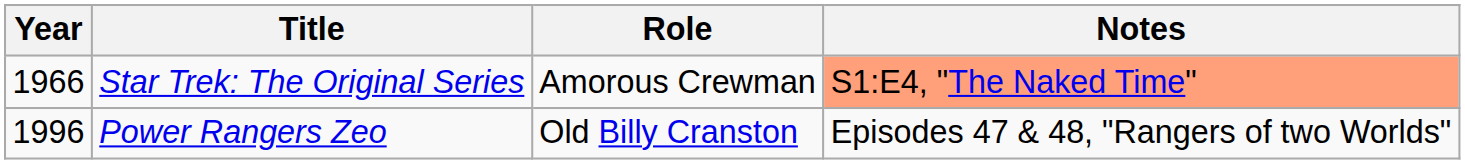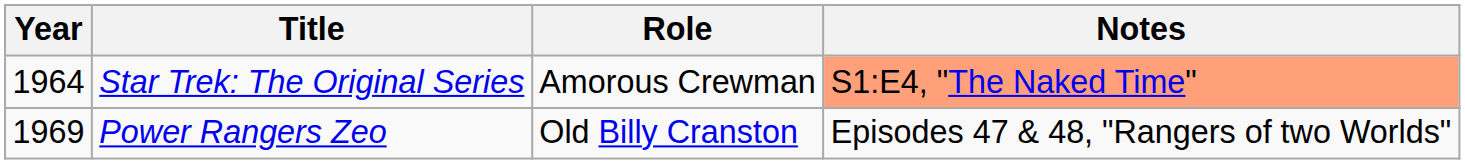(48, 81) 1966 -> (48, 81) 1964
(48, 132) 1996 -> (48, 132) 1969
